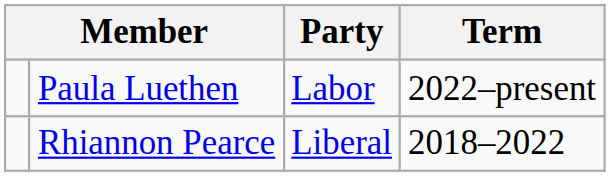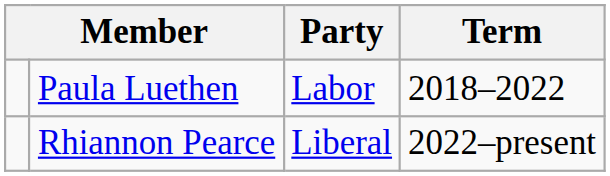(502, 87) 2022–present -> (487, 87) 2018–2022
(487, 142) 2018–2022 -> (502, 142) 2022–present
